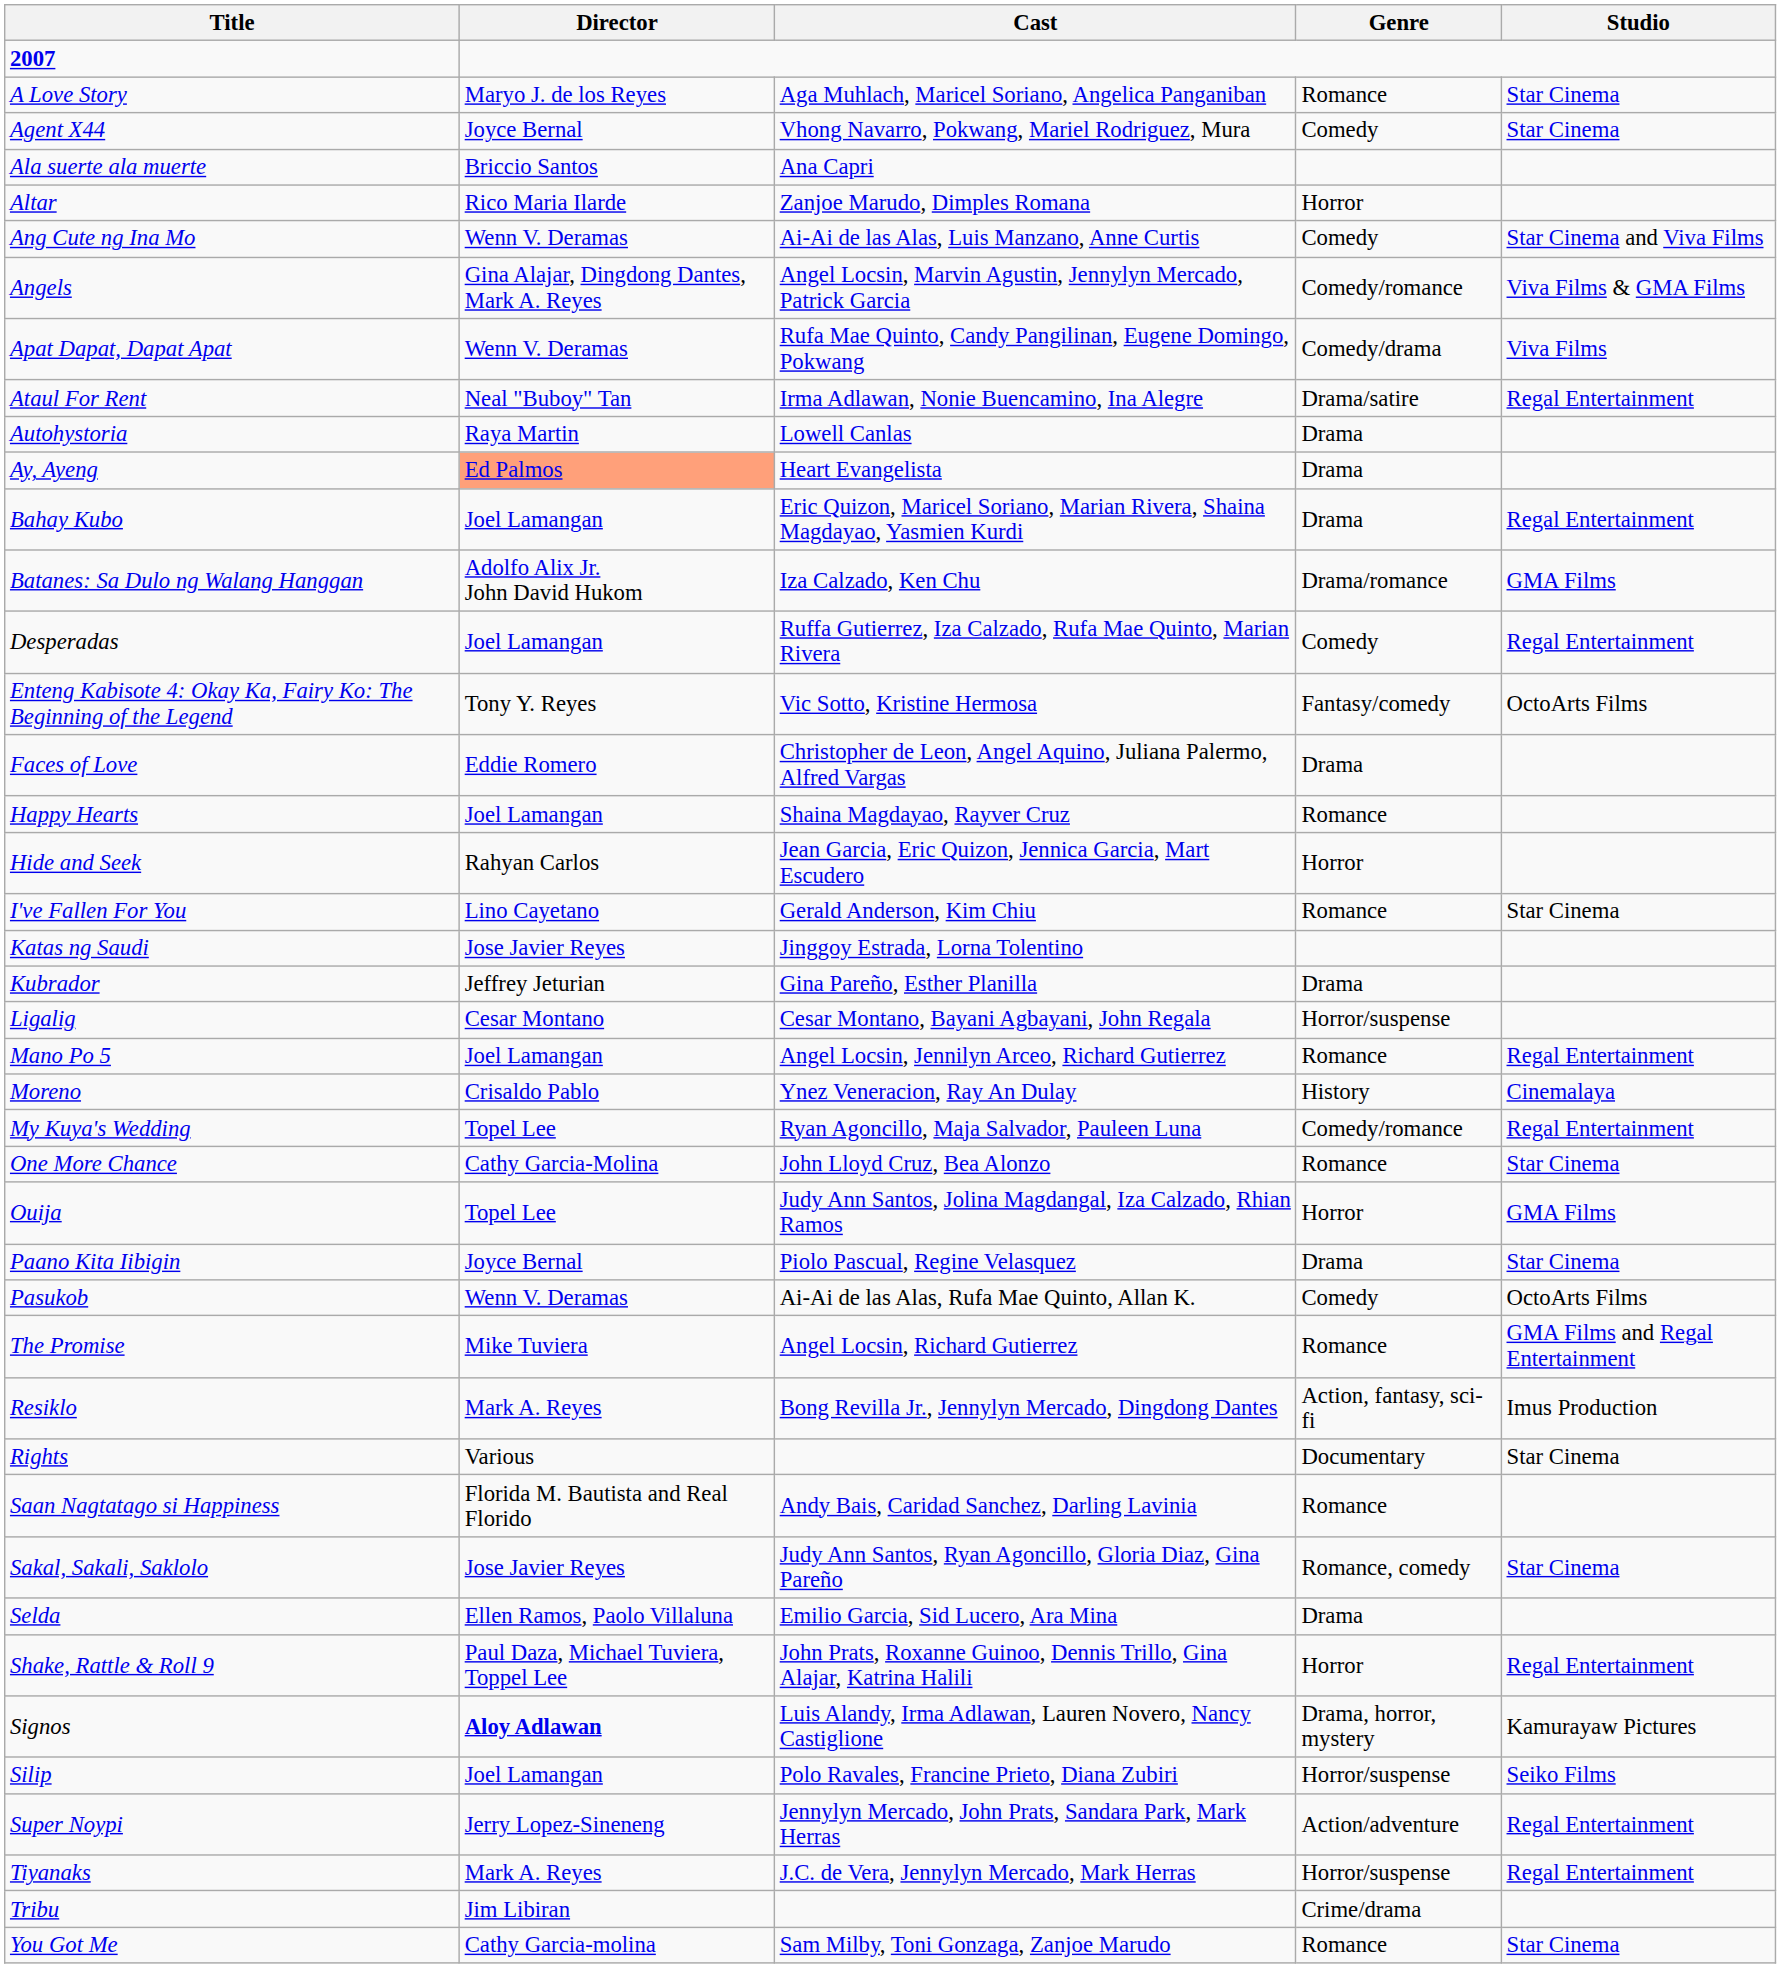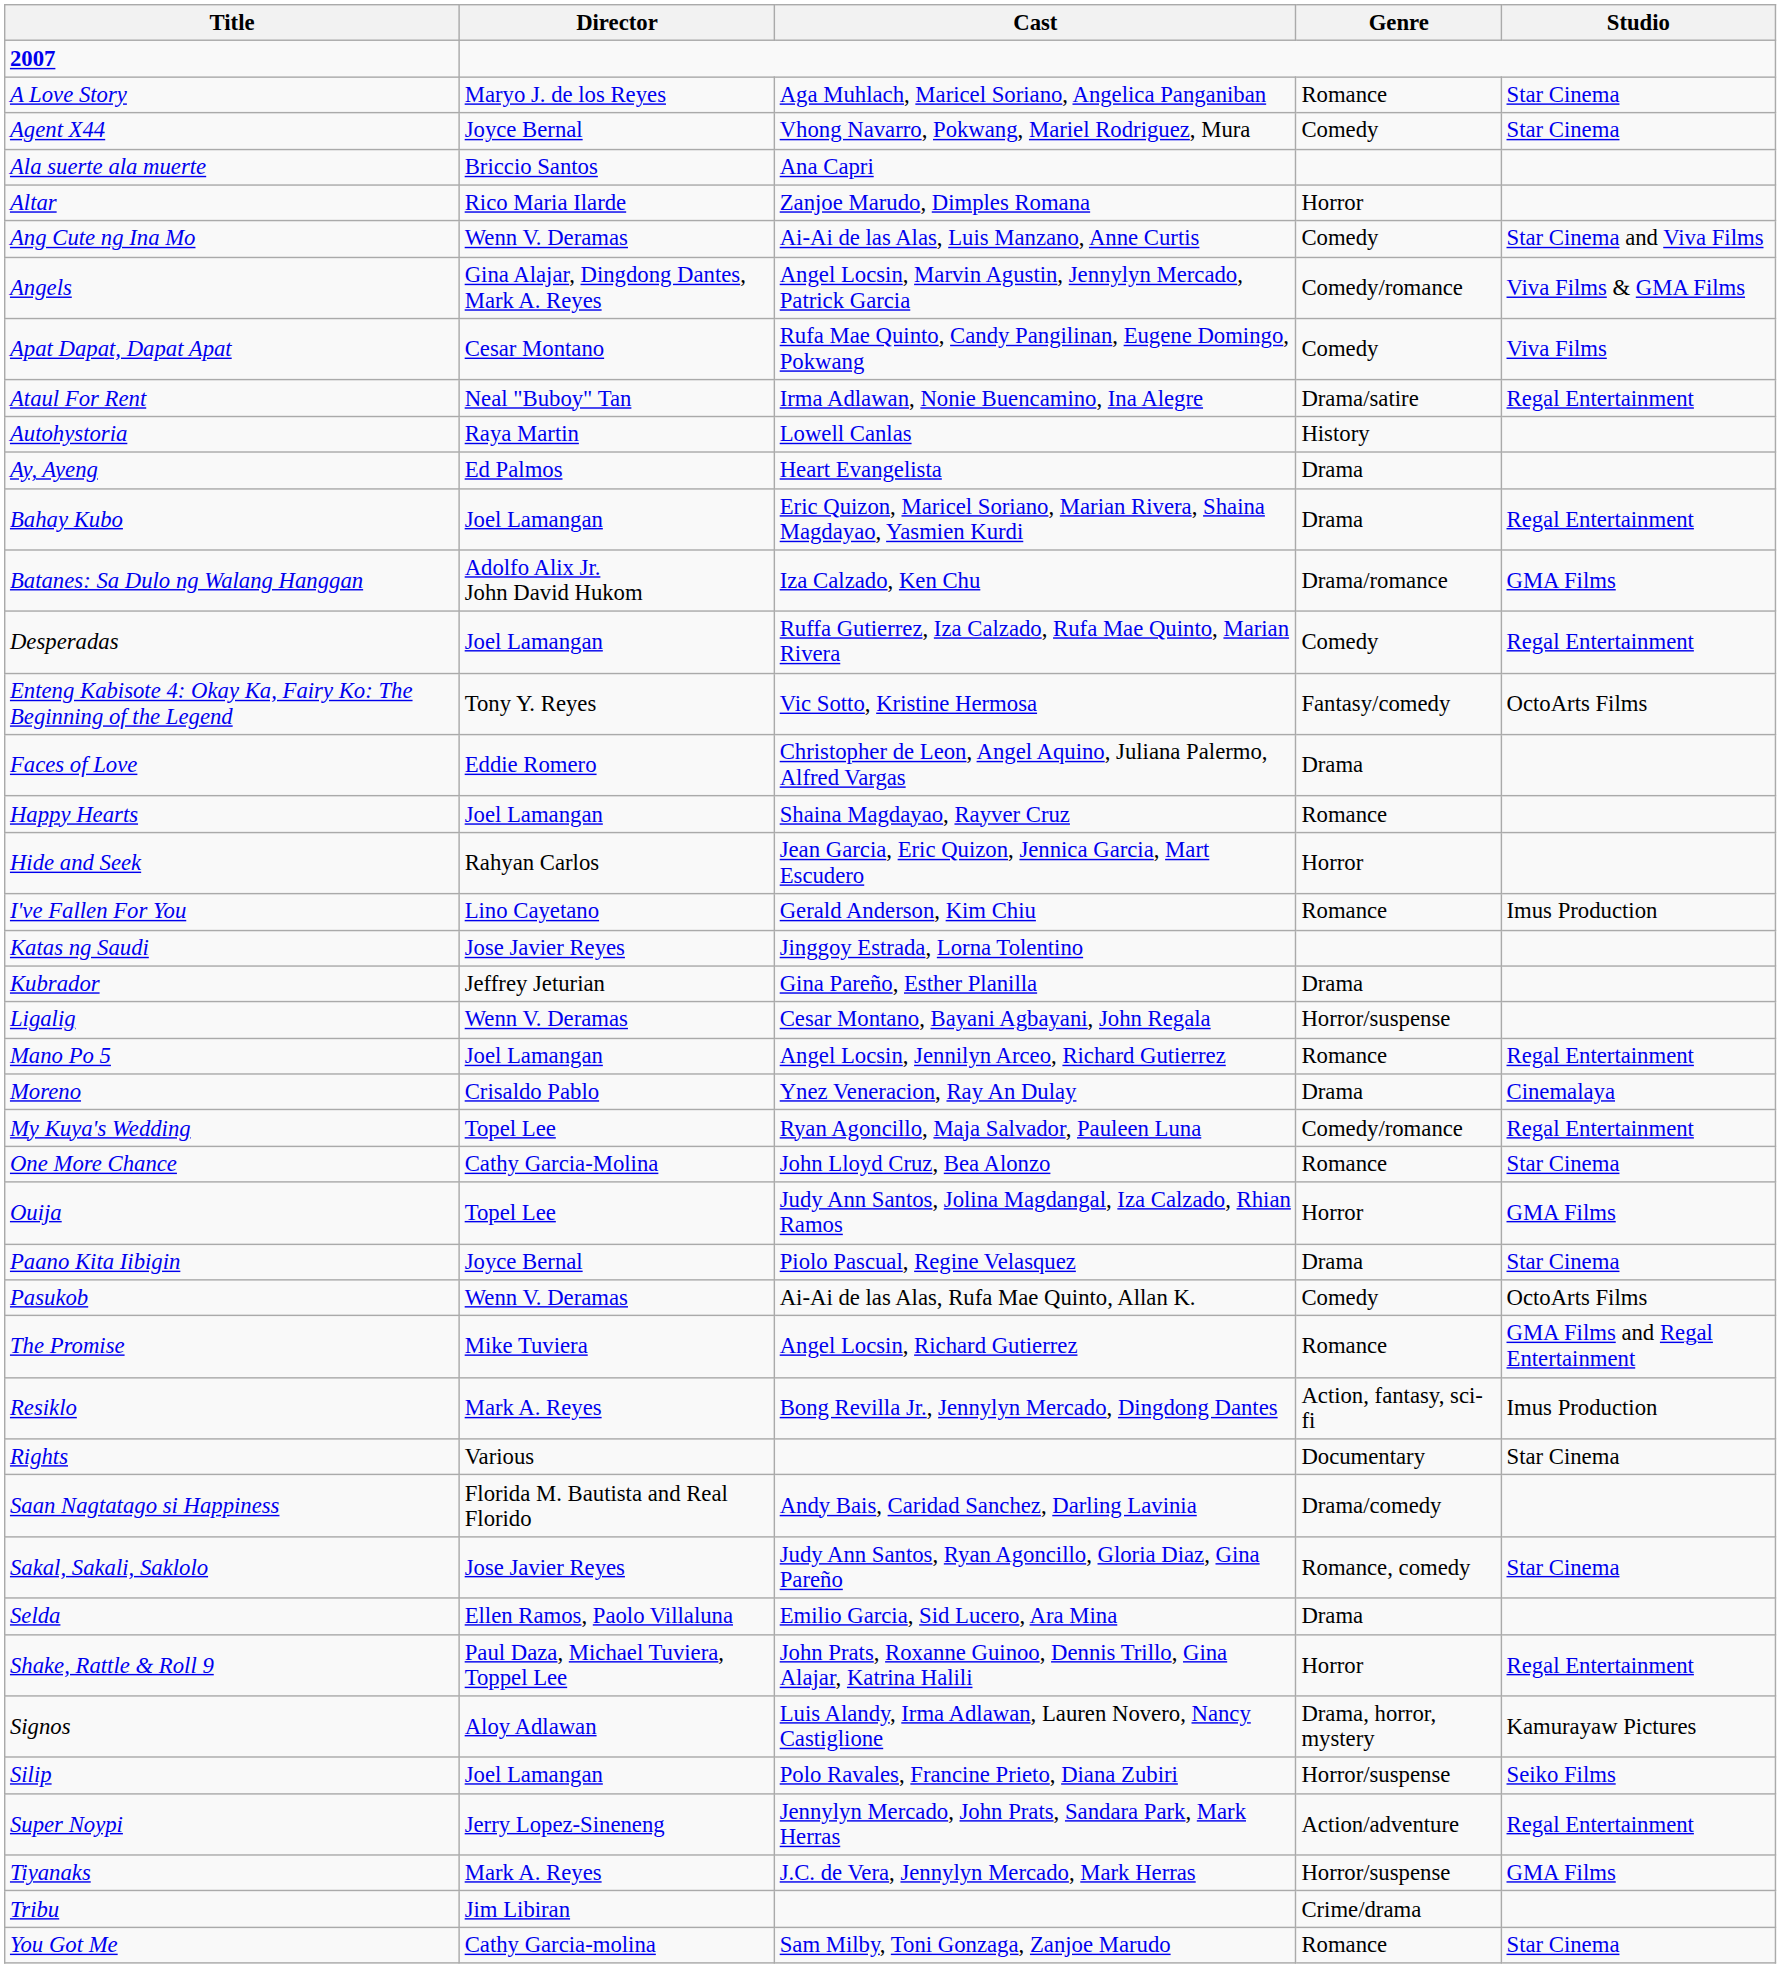(546, 349) Wenn V. Deramas -> (534, 349) Cesar Montano
(1371, 349) Comedy/drama -> (1340, 349) Comedy
(1332, 433) Drama -> (1335, 433) History
(514, 469) lightsalmon background -> (514, 469) no background
(1563, 911) Star Cinema -> (1582, 911) Imus Production
(534, 1019) Cesar Montano -> (546, 1019) Wenn V. Deramas
(1335, 1091) History -> (1332, 1091) Drama
(1344, 1505) Romance -> (1371, 1505) Drama/comedy
(533, 1726) bold -> (531, 1726) normal
(1600, 1872) Regal Entertainment -> (1561, 1872) GMA Films
